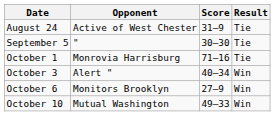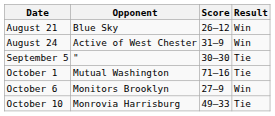+ row: (32, 27)
(243, 27) Tie -> (243, 42) Win
(127, 58) Monrovia Harrisburg -> (121, 73) Mutual Washington
- row: (32, 73)
(121, 104) Mutual Washington -> (127, 104) Monrovia Harrisburg
(243, 104) Win -> (243, 104) Tie
